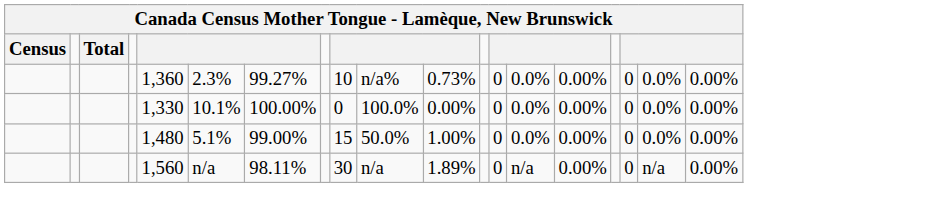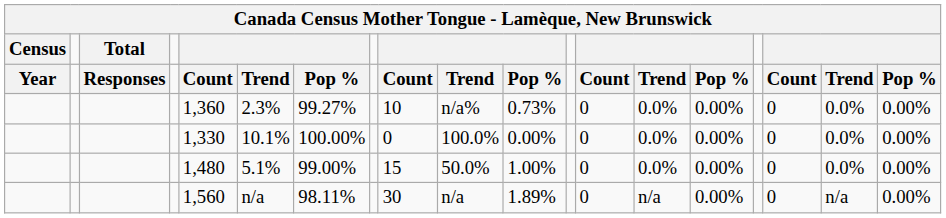+ row: (38, 78)
